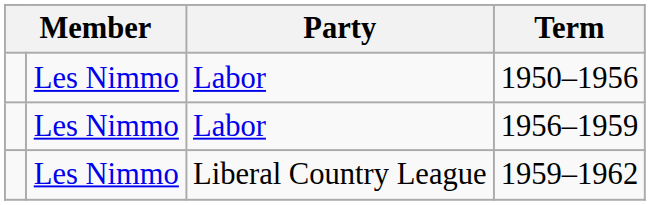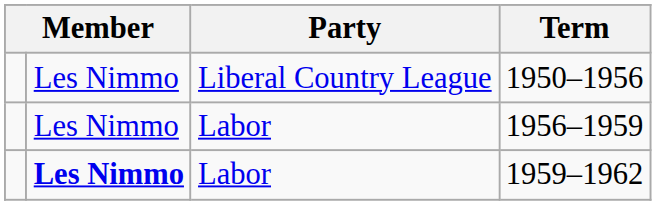(229, 77) Labor -> (345, 77) Liberal Country League
(106, 174) normal -> (109, 174) bold
(340, 174) Liberal Country League -> (235, 174) Labor
